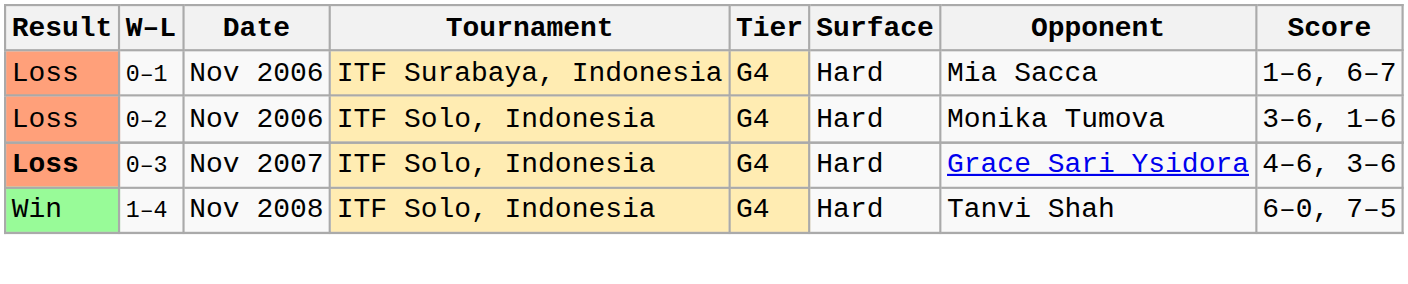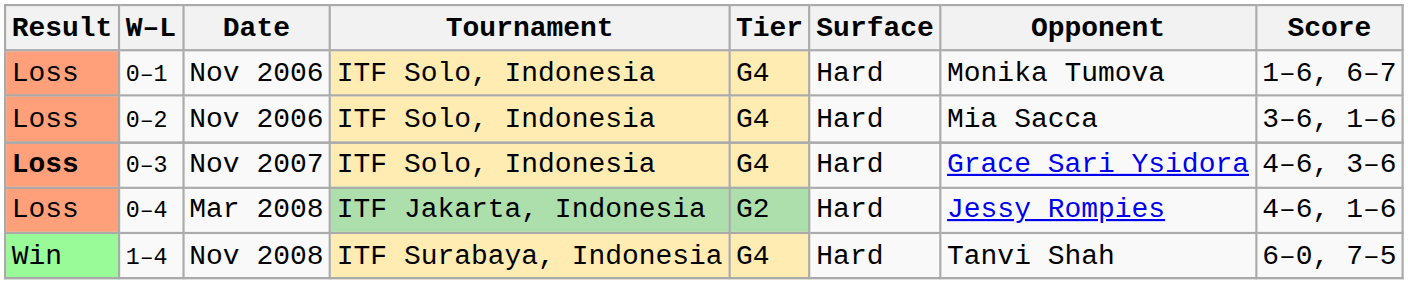(530, 73) ITF Surabaya, Indonesia -> (496, 73) ITF Solo, Indonesia
(1023, 73) Mia Sacca -> (1056, 73) Monika Tumova
(1056, 119) Monika Tumova -> (1023, 119) Mia Sacca
+ row: (147, 211)
(496, 210) ITF Solo, Indonesia -> (530, 256) ITF Surabaya, Indonesia
